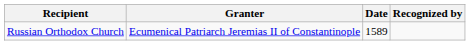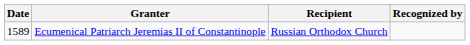columns swapped: (377, 13) <-> (65, 13)
